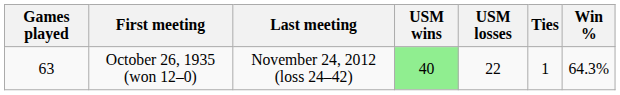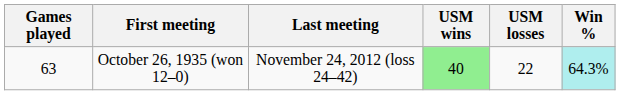- column: (545, 25)
(589, 68) no background -> (588, 68) paleturquoise background
